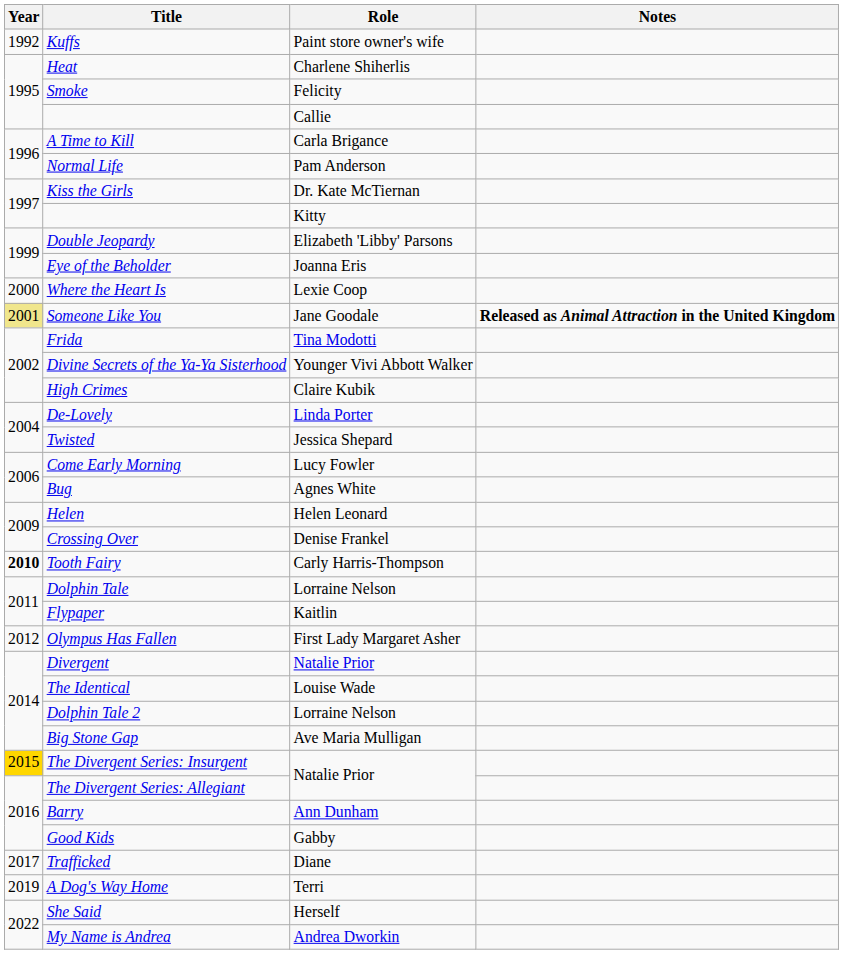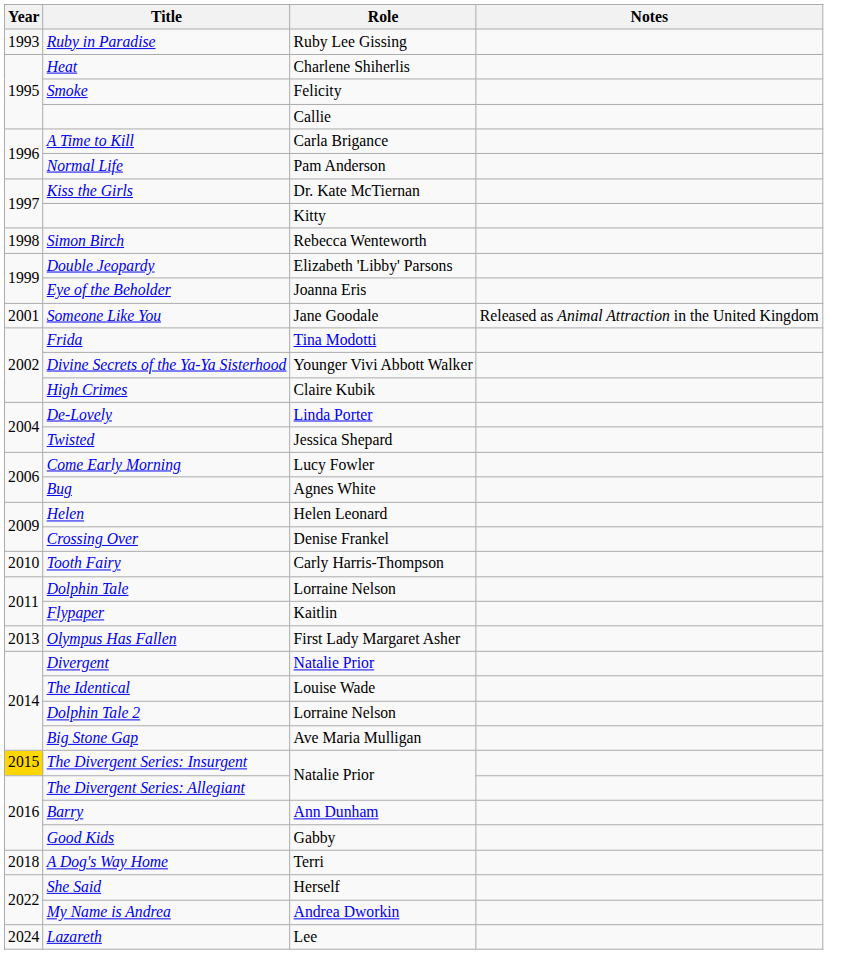- row: (63, 41)
+ row: (101, 41)
+ row: (85, 240)
- row: (106, 290)
(24, 315) khaki background -> (24, 315) no background
(658, 315) bold -> (649, 315) normal
(24, 564) bold -> (24, 564) normal
(24, 638) 2012 -> (24, 638) 2013
- row: (78, 862)
(24, 887) 2019 -> (24, 862) 2018
+ row: (74, 937)
